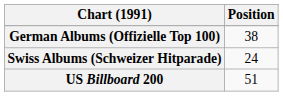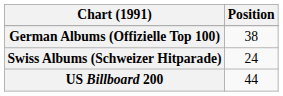(251, 79) 51 -> (251, 79) 44
